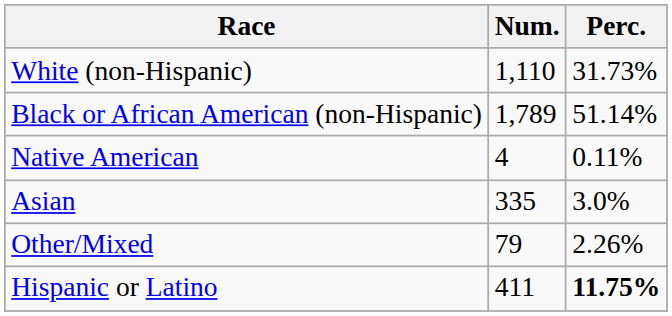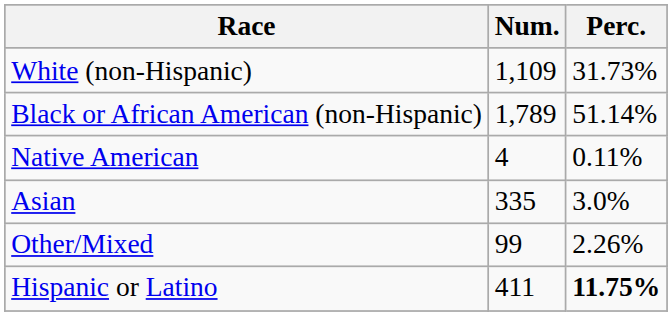(525, 69) 1,110 -> (526, 69) 1,109
(508, 244) 79 -> (508, 244) 99
